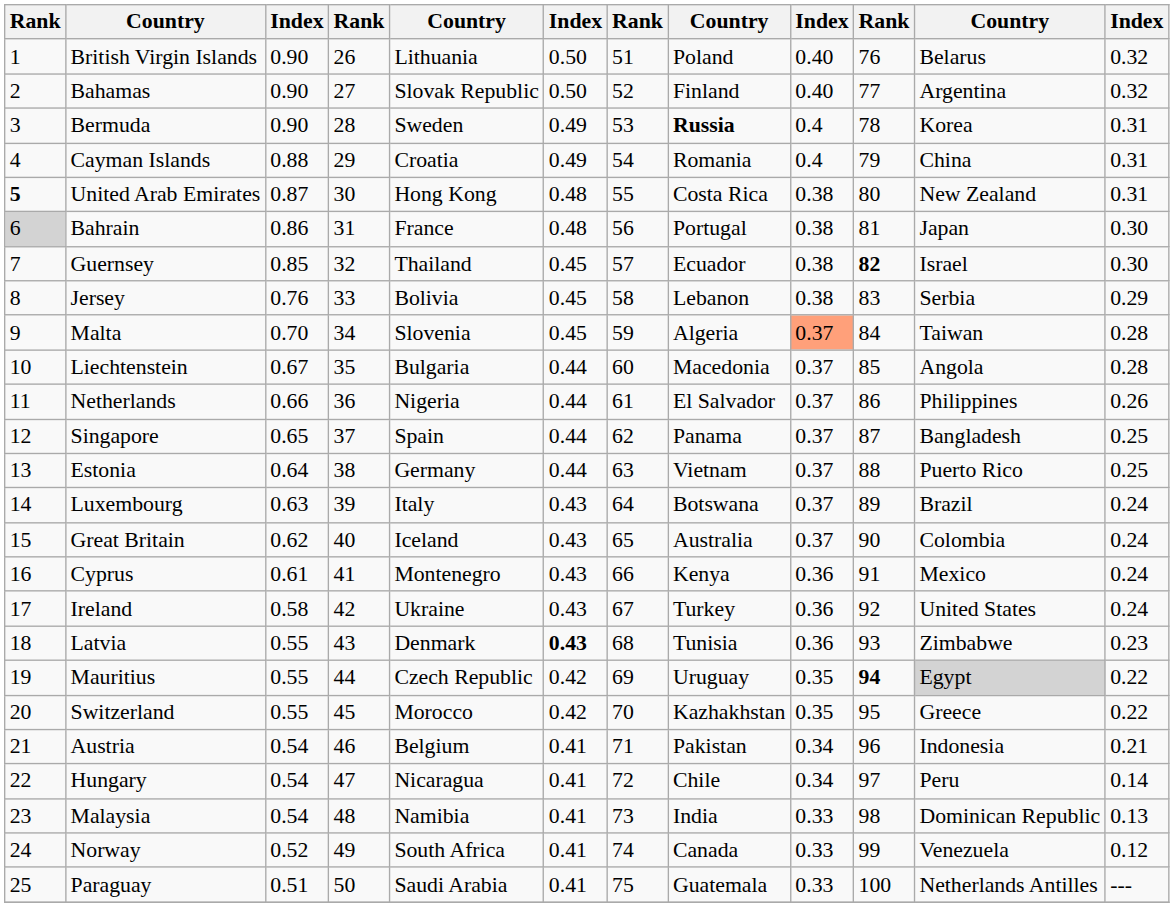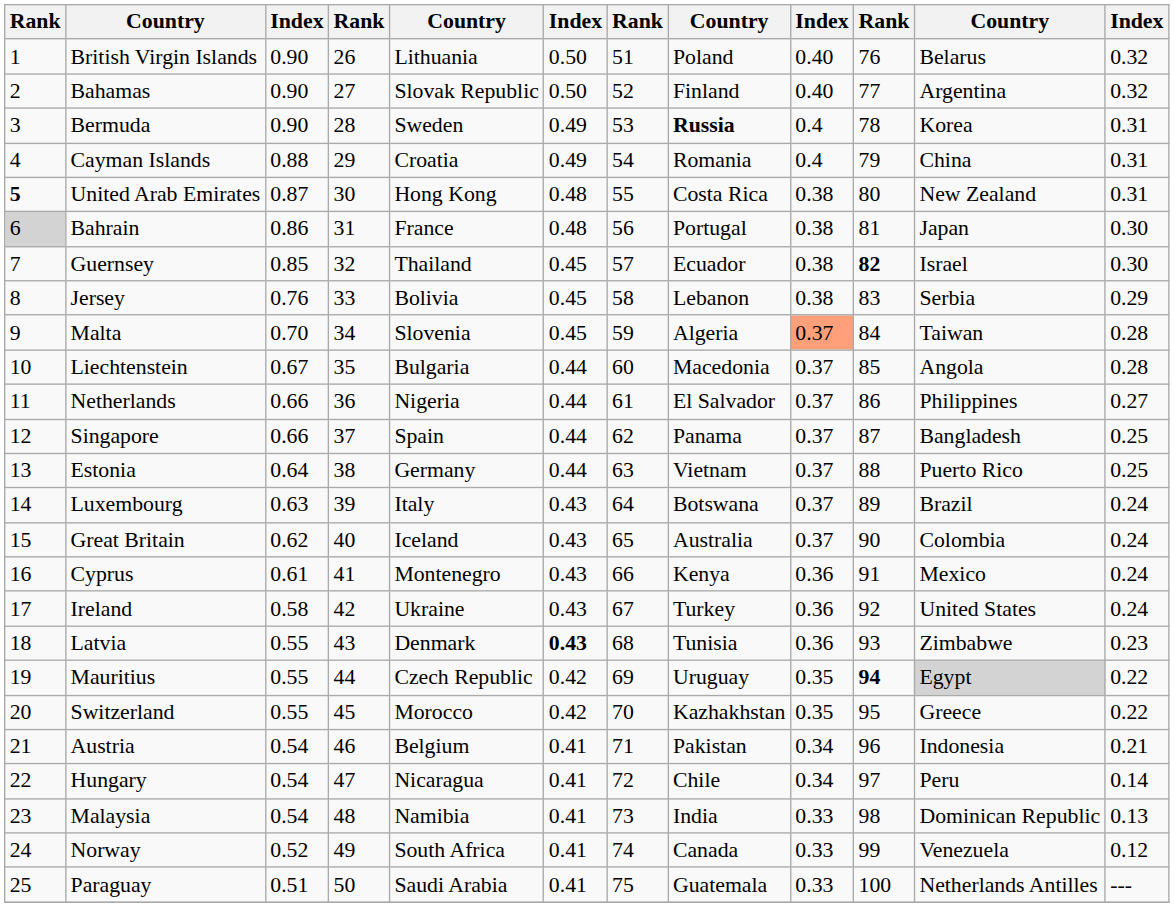(1129, 401) 0.26 -> (1129, 401) 0.27
(289, 435) 0.65 -> (289, 435) 0.66
